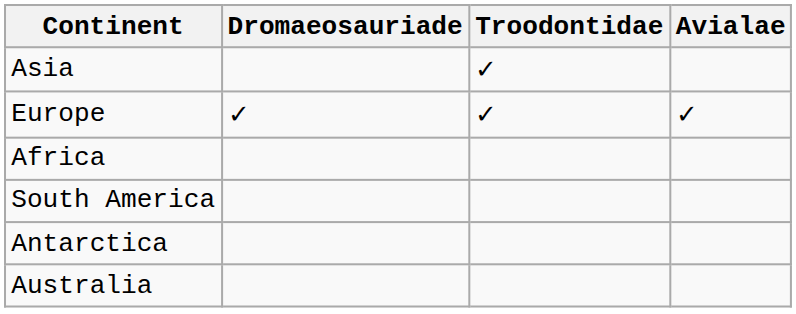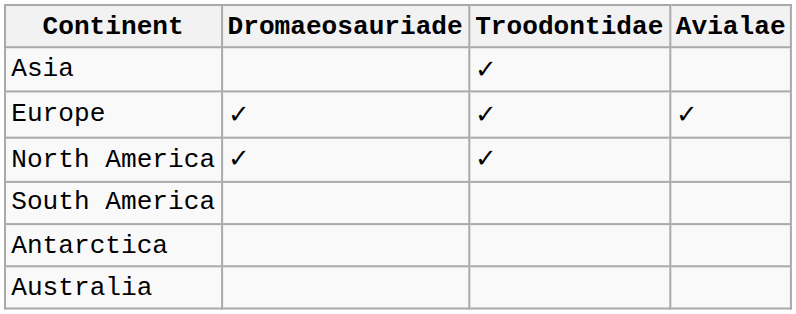- row: (58, 158)
+ row: (113, 159)
